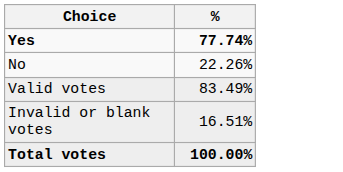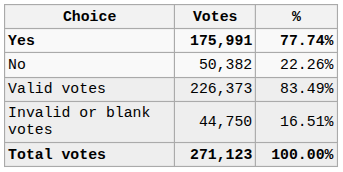+ column: (215, 17)
